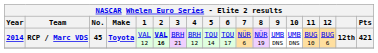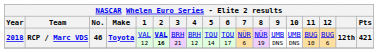(15, 38) 2014 -> (15, 38) 2018
(98, 38) 45 -> (98, 38) 46
